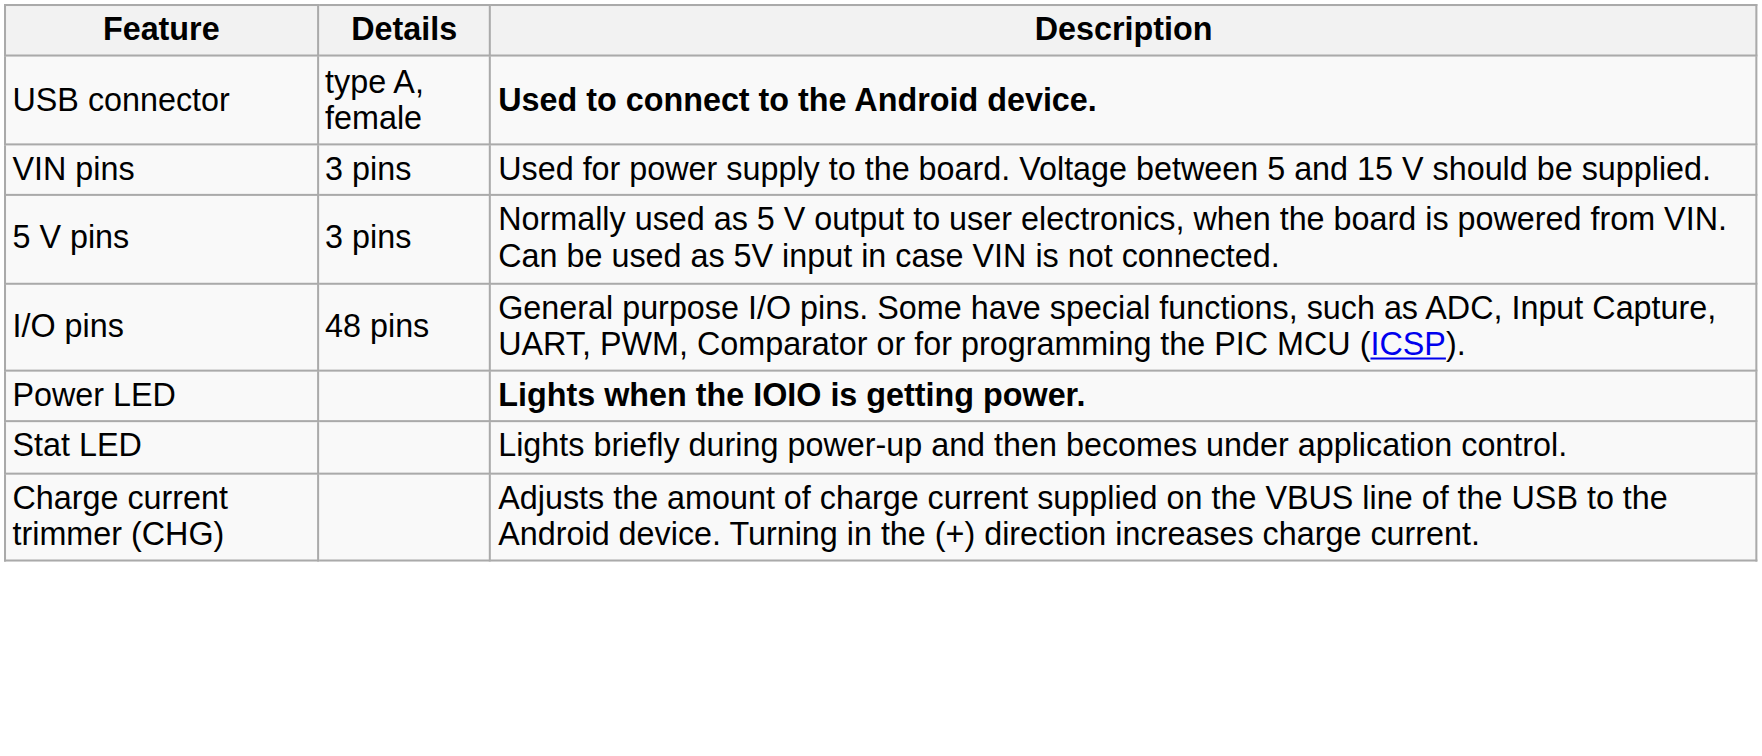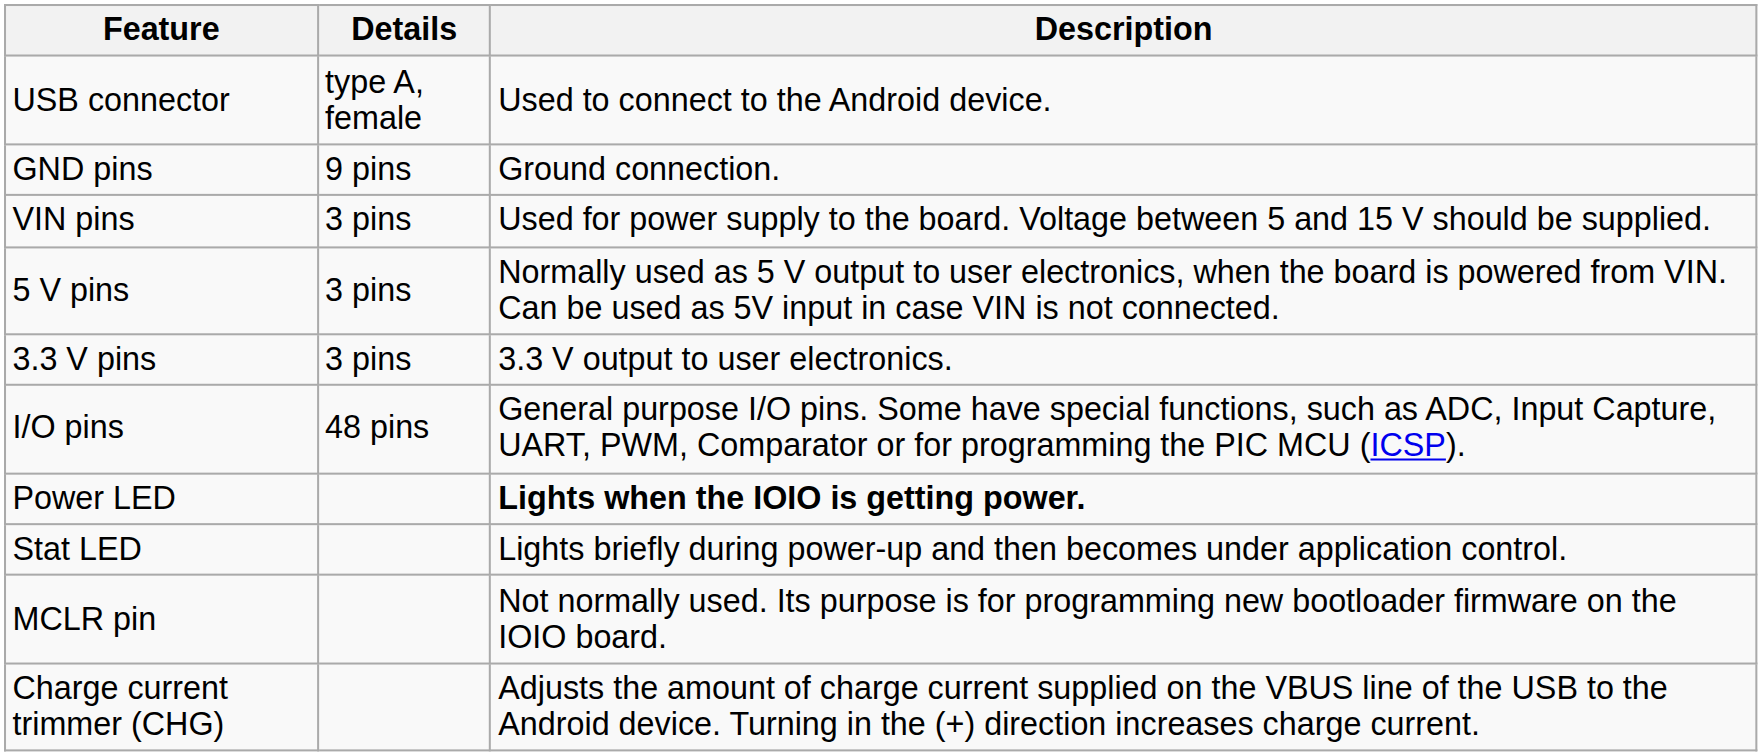(797, 99) bold -> (775, 99) normal
+ row: (83, 169)
+ row: (84, 359)
+ row: (84, 618)
